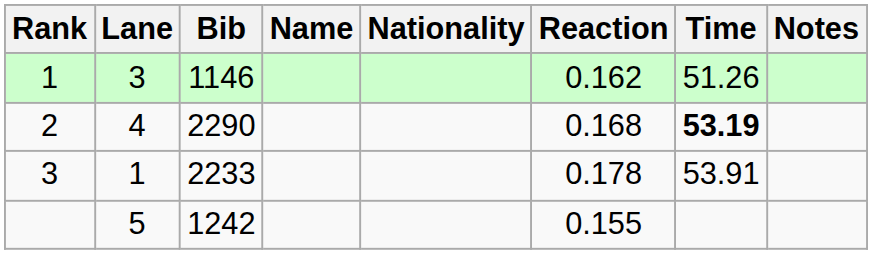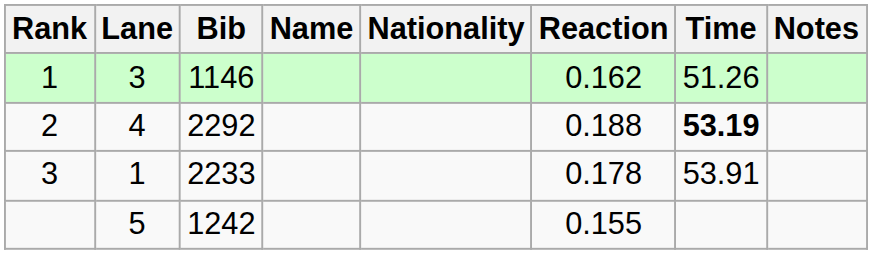(221, 126) 2290 -> (221, 126) 2292
(604, 126) 0.168 -> (604, 126) 0.188
